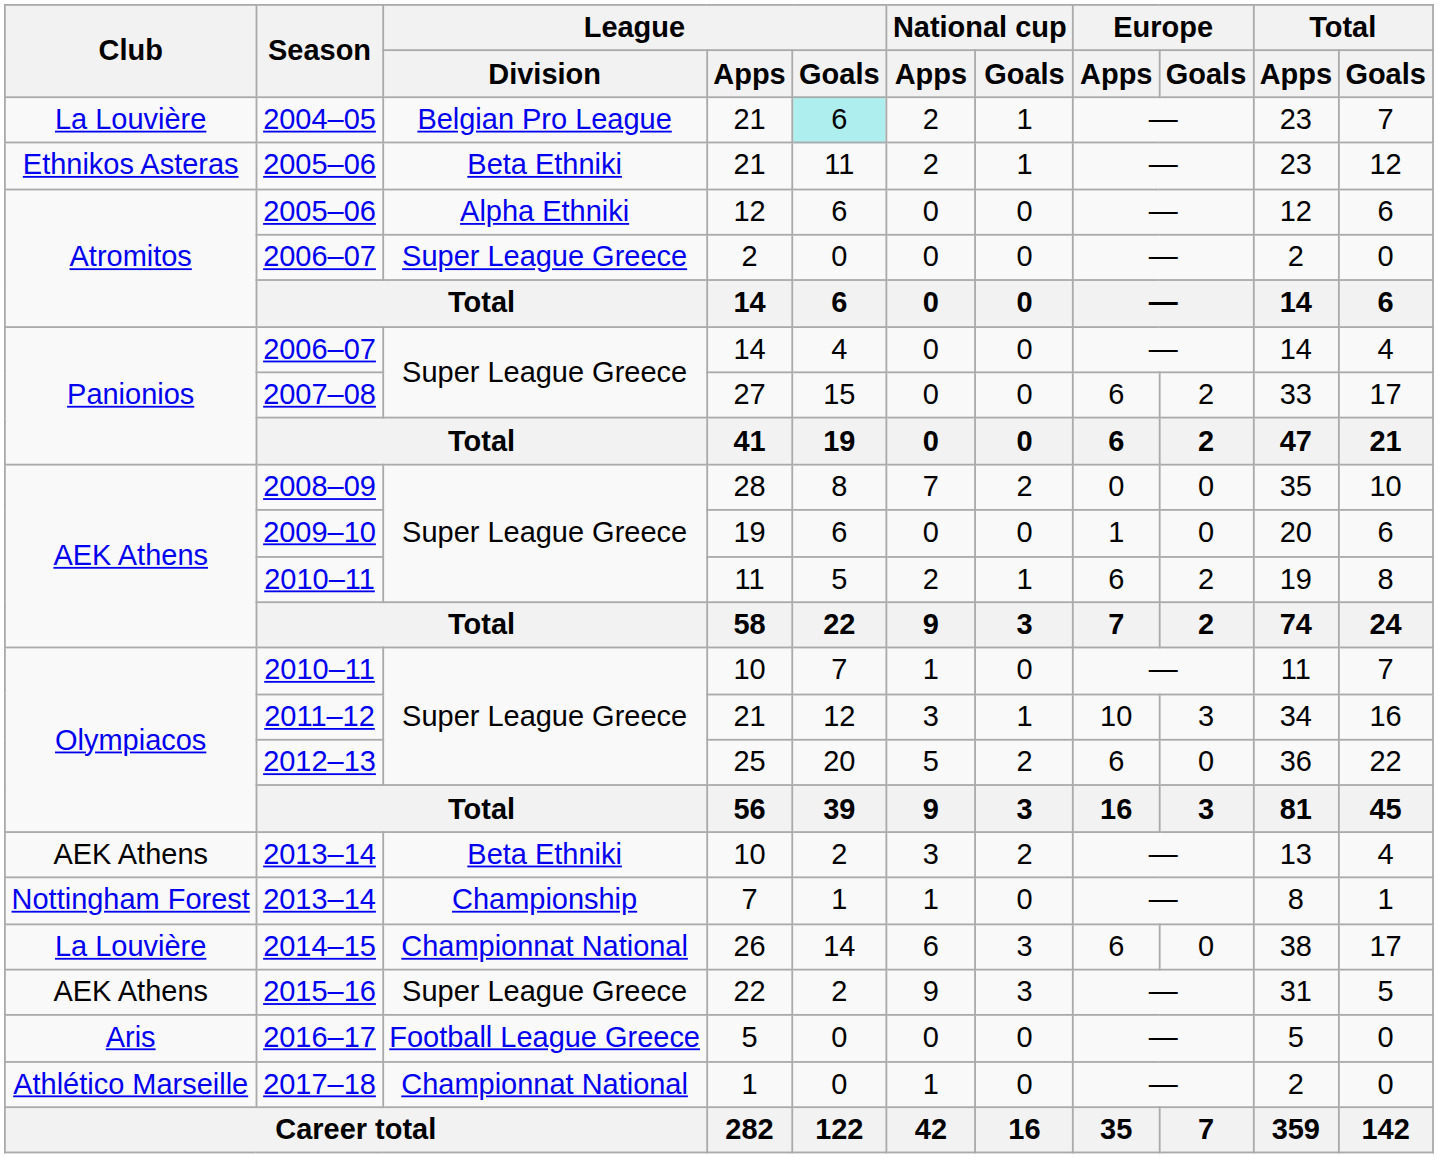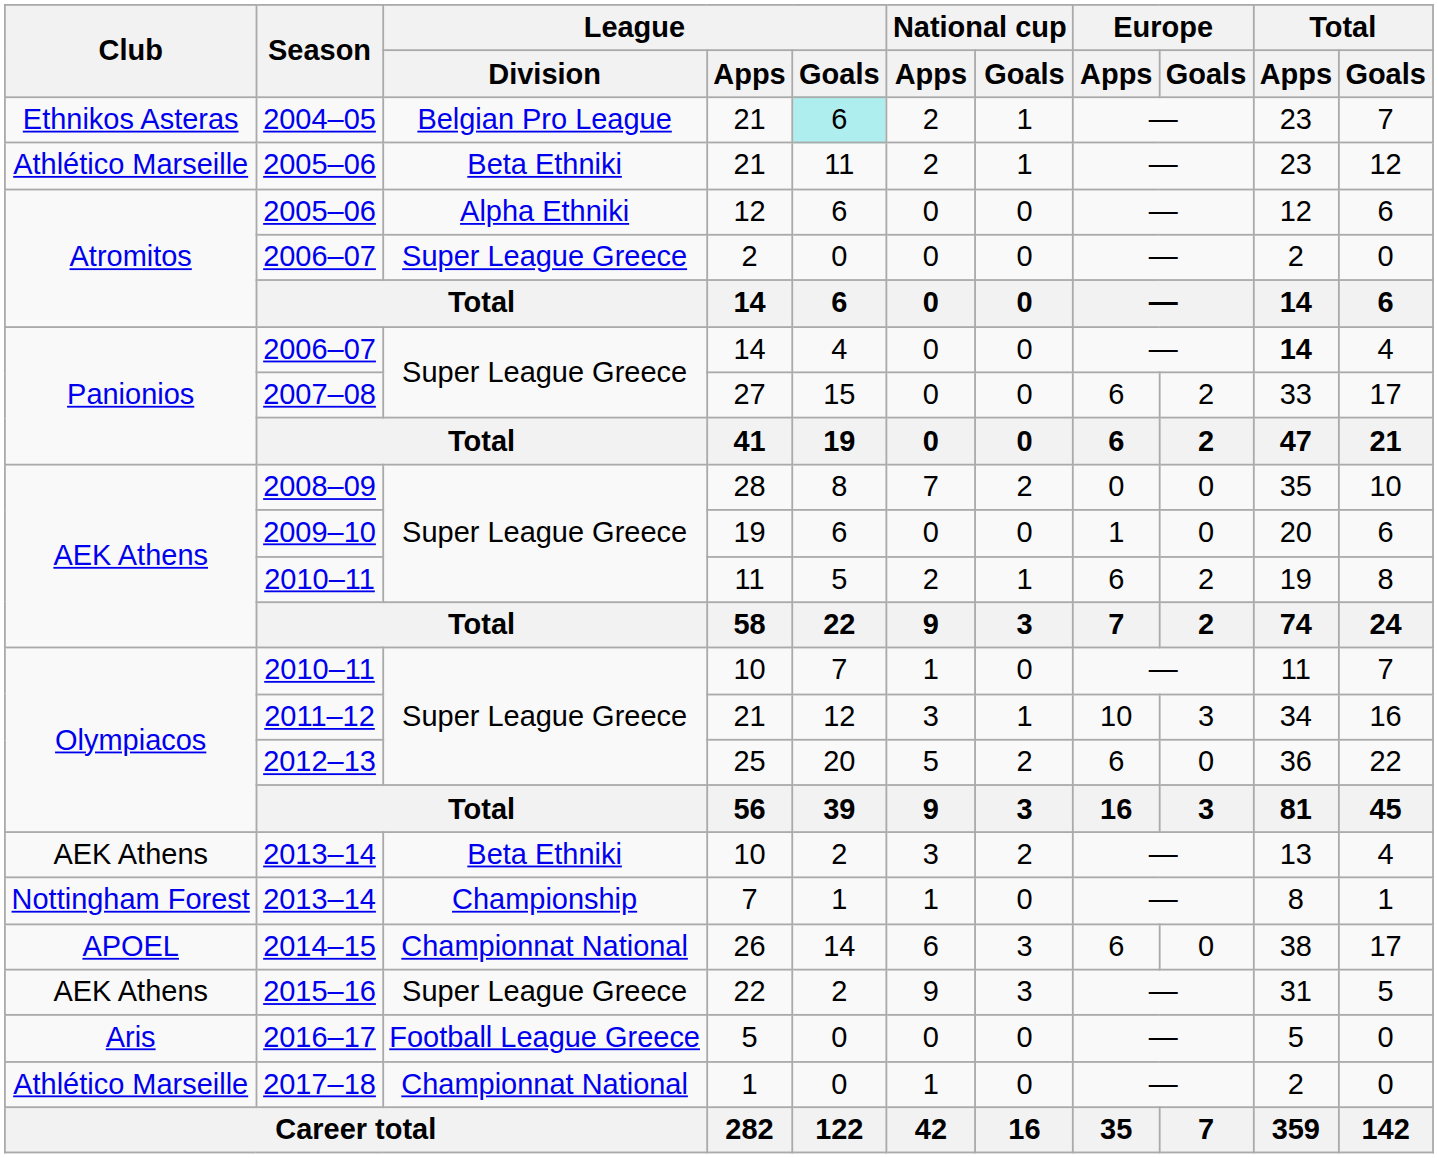(131, 119) La Louvière -> (131, 119) Ethnikos Asteras
(131, 165) Ethnikos Asteras -> (131, 165) Athlético Marseille
(1296, 348) normal -> (1296, 348) bold
(131, 946) La Louvière -> (131, 946) APOEL
